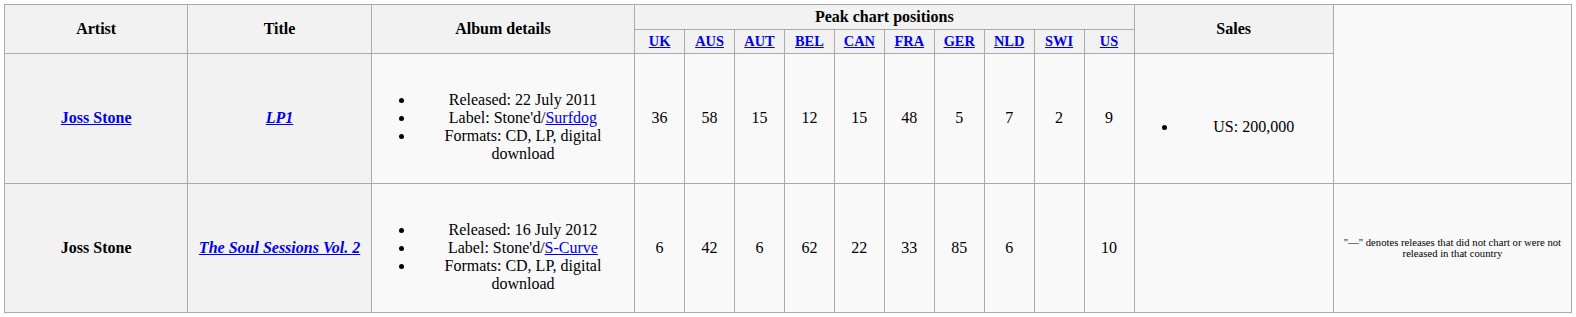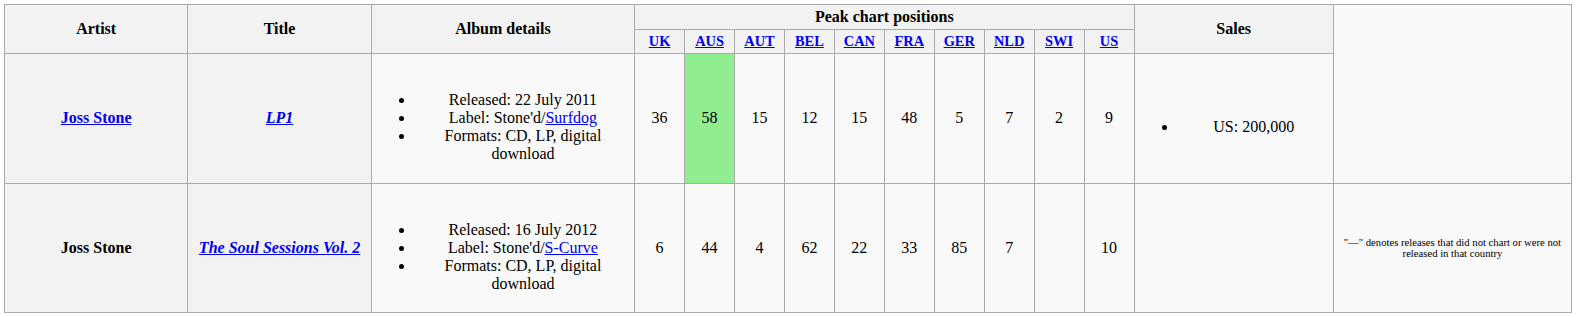(710, 118) no background -> (710, 118) lightgreen background
(710, 247) 42 -> (710, 247) 44
(759, 247) 6 -> (759, 247) 4
(1009, 247) 6 -> (1009, 247) 7
